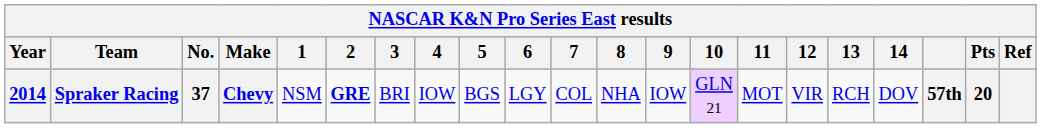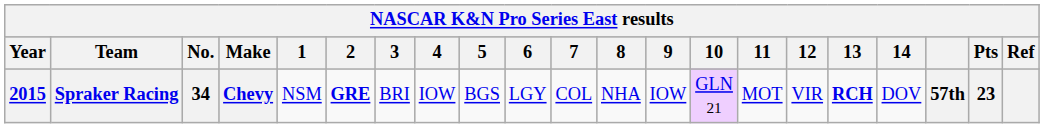(28, 95) 2014 -> (28, 95) 2015
(201, 95) 37 -> (201, 95) 34
(851, 95) normal -> (852, 95) bold
(983, 95) 20 -> (986, 95) 23
